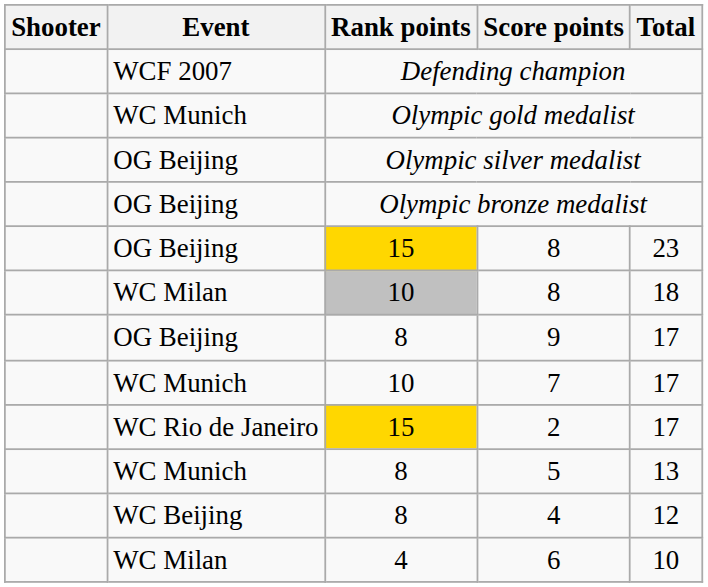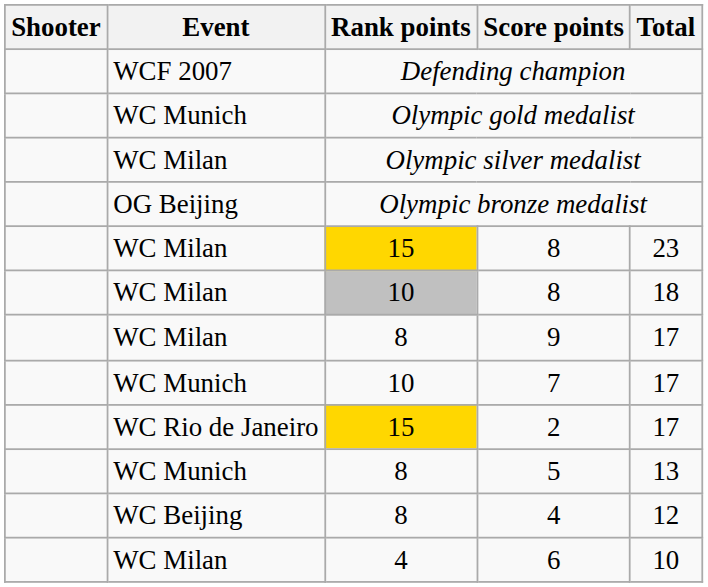(176, 159) OG Beijing -> (170, 159) WC Milan
(176, 248) OG Beijing -> (170, 248) WC Milan
(176, 337) OG Beijing -> (170, 337) WC Milan
